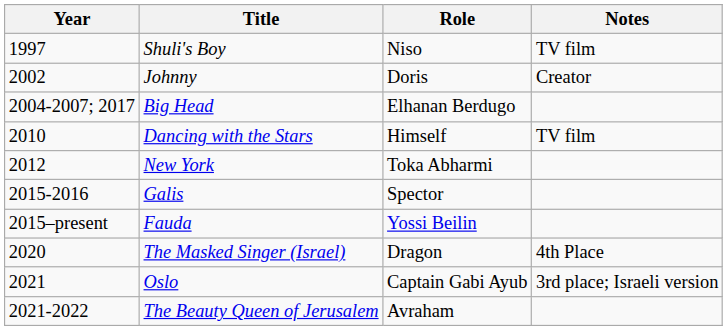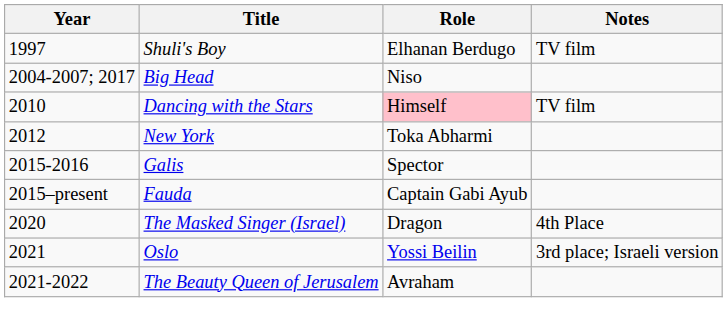(404, 48) Niso -> (451, 48) Elhanan Berdugo
- row: (170, 77)
(451, 106) Elhanan Berdugo -> (404, 77) Niso
(417, 135) no background -> (417, 106) pink background
(432, 223) Yossi Beilin -> (457, 194) Captain Gabi Ayub
(457, 281) Captain Gabi Ayub -> (432, 252) Yossi Beilin
